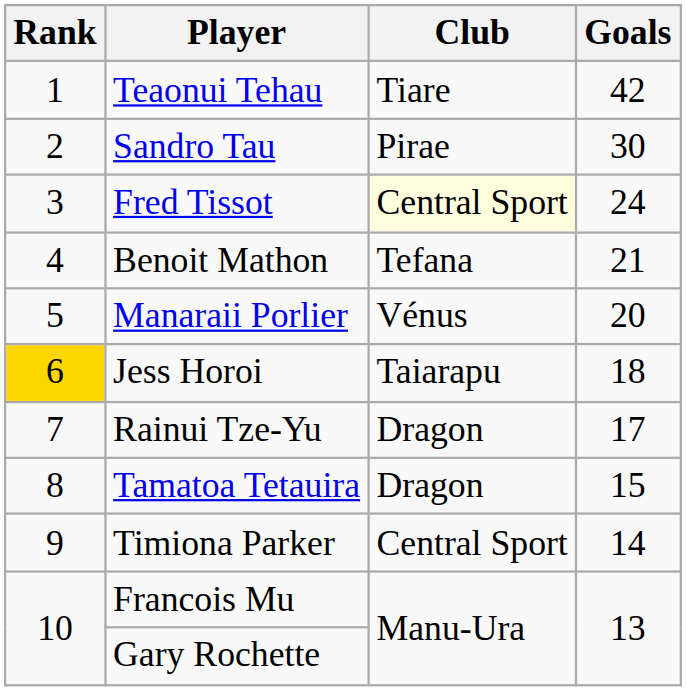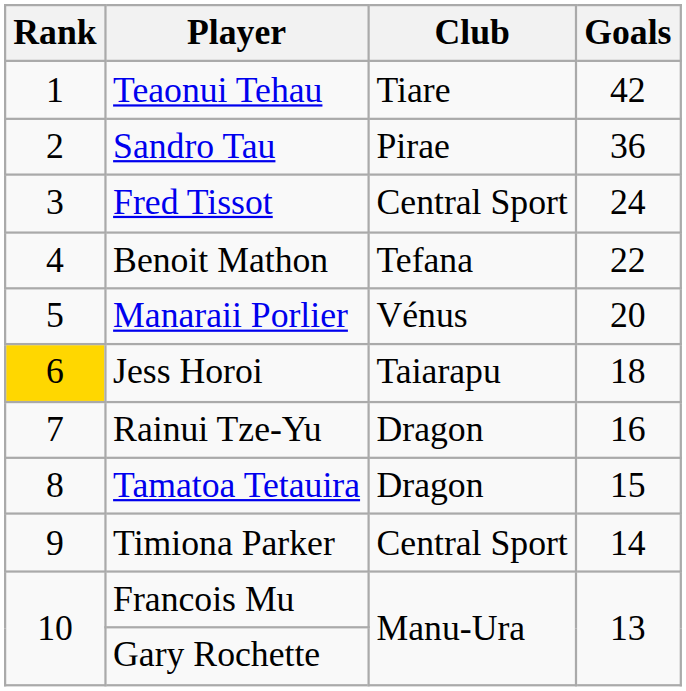(628, 145) 30 -> (628, 145) 36
(472, 202) lightyellow background -> (472, 202) no background
(628, 259) 21 -> (628, 259) 22
(628, 428) 17 -> (628, 428) 16
